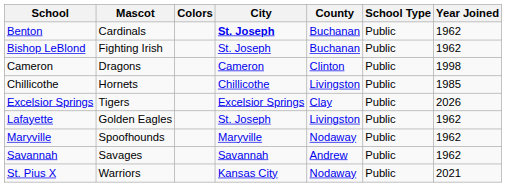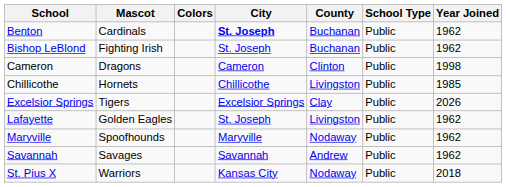(449, 173) 2021 -> (449, 173) 2018
